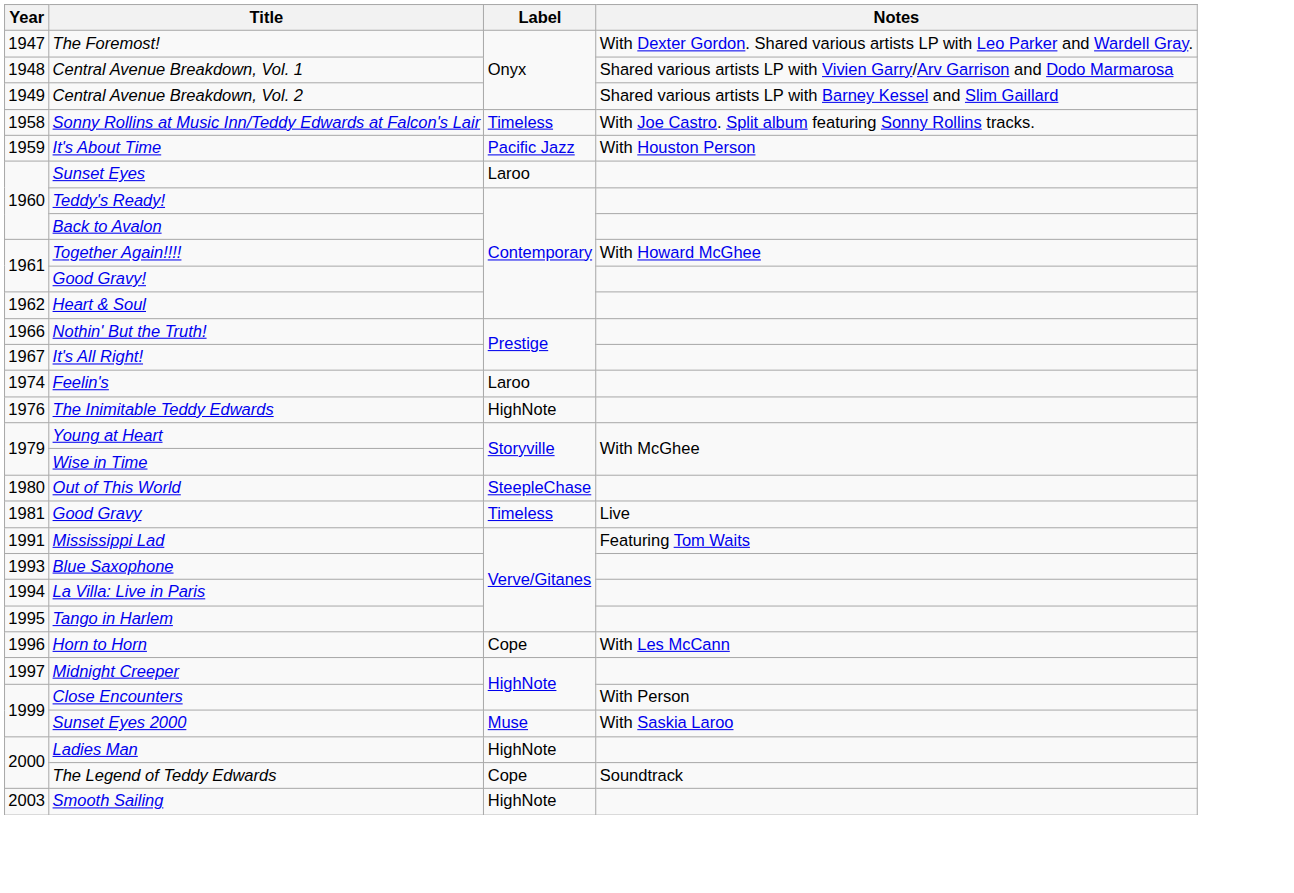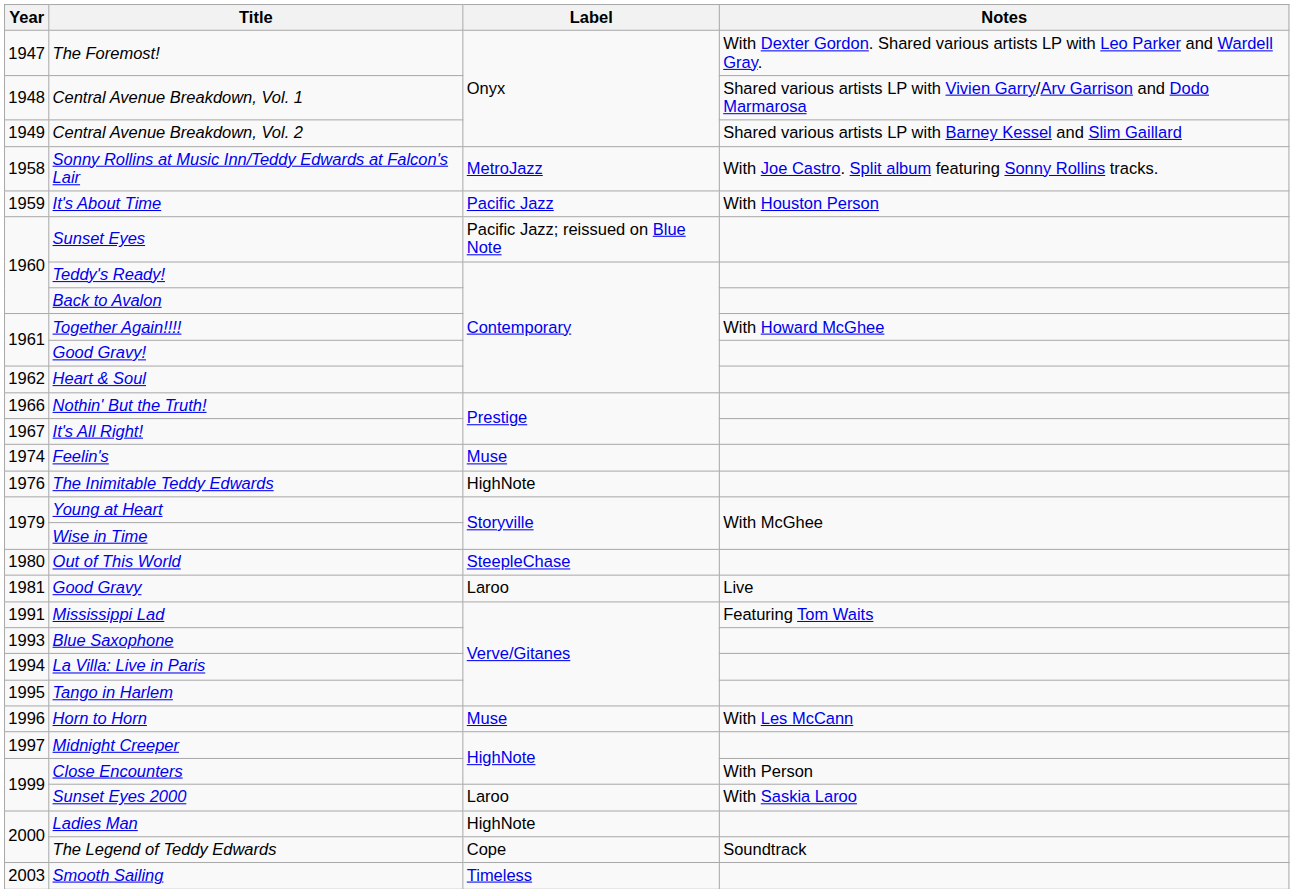(520, 122) Timeless -> (505, 168) MetroJazz
(509, 174) Laroo -> (576, 239) Pacific Jazz; reissued on Blue Note
(509, 383) Laroo -> (487, 457) Muse
(520, 514) Timeless -> (488, 588) Laroo
(507, 644) Cope -> (487, 718) Muse
(508, 723) Muse -> (488, 797) Laroo
(522, 801) HighNote -> (499, 875) Timeless
